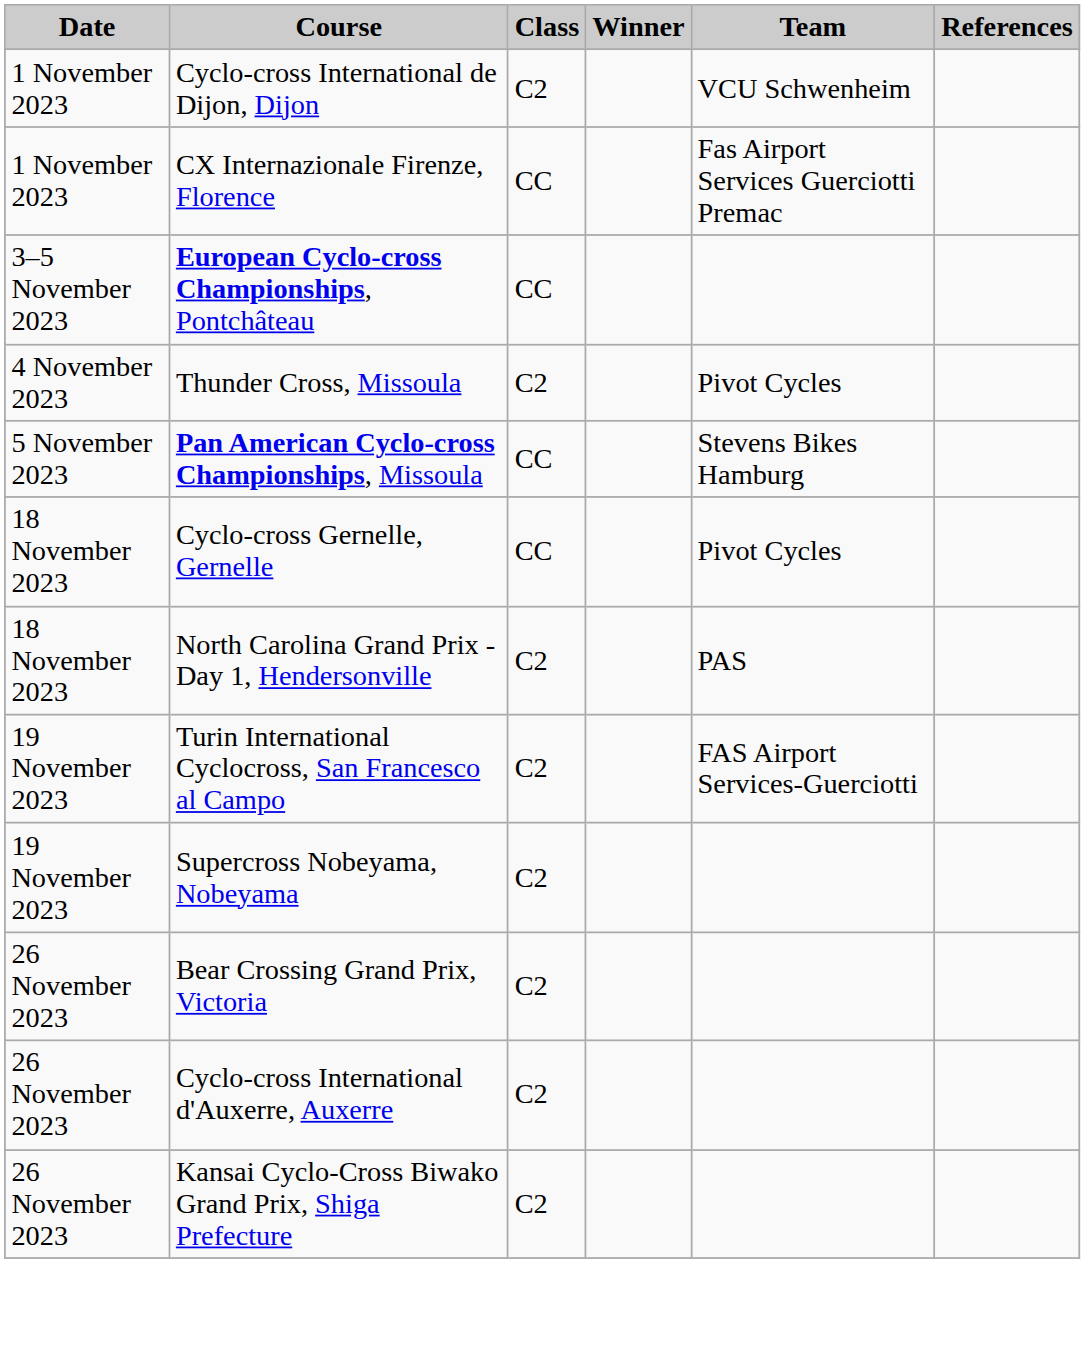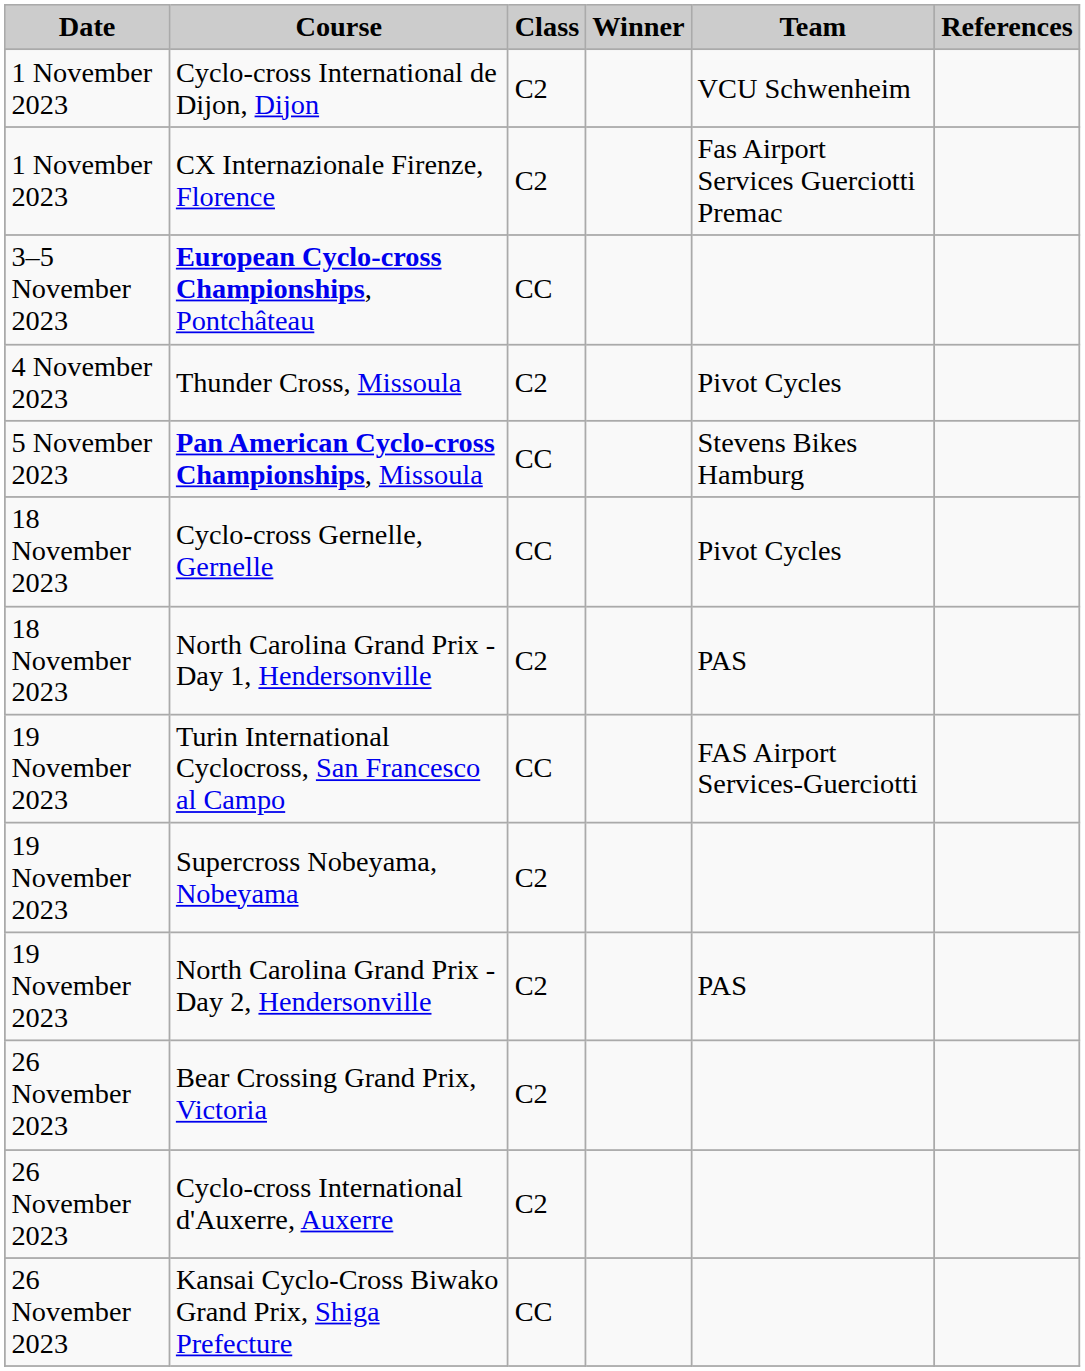(534, 180) CC -> (531, 180) C2
(531, 768) C2 -> (534, 768) CC
+ row: (336, 985)
(531, 1203) C2 -> (534, 1311) CC
